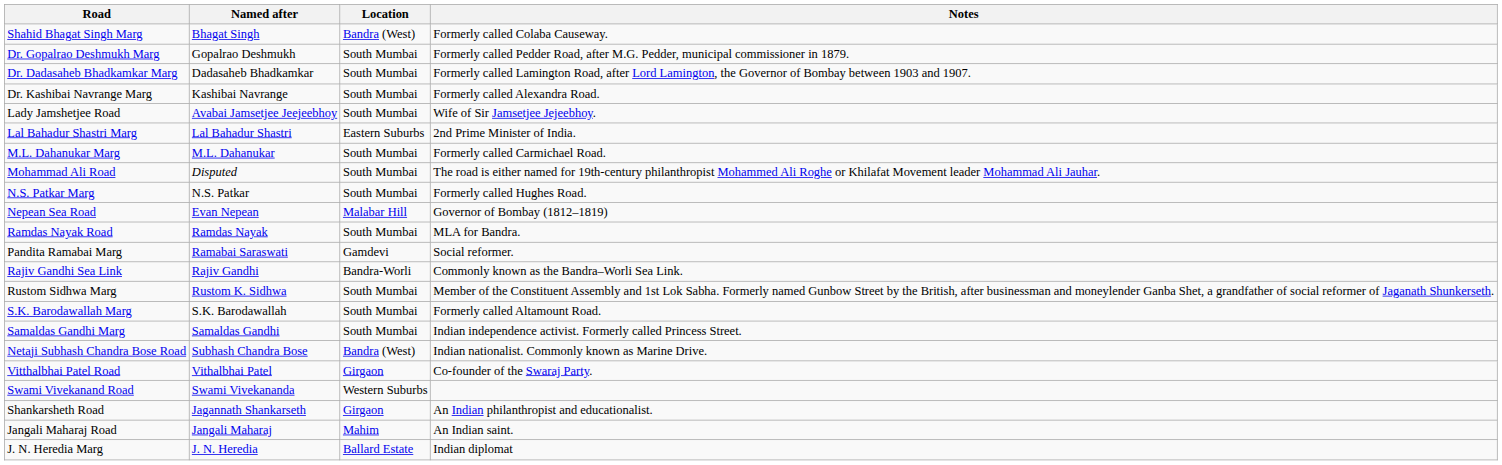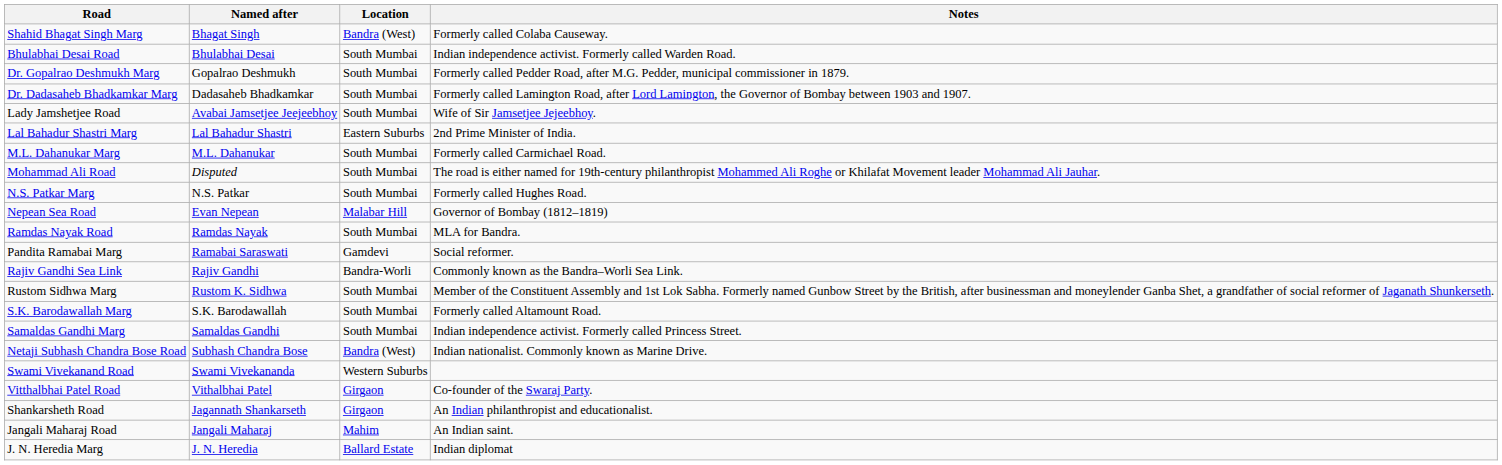+ row: (63, 53)
- row: (80, 93)
rows swapped: (71, 390) <-> (64, 370)
